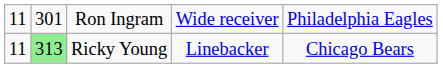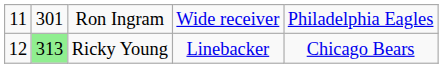(18, 48) 11 -> (18, 48) 12
